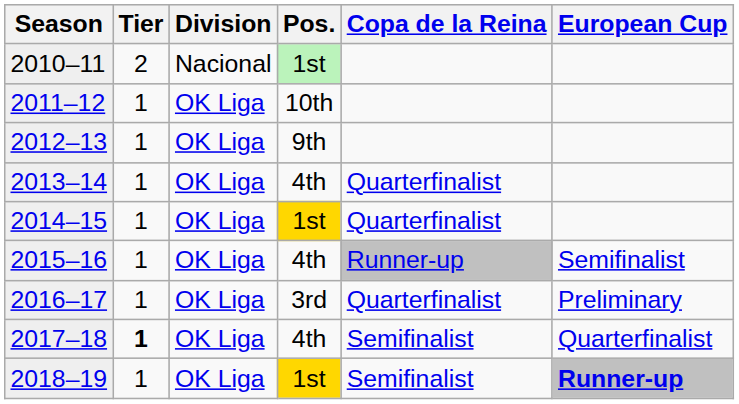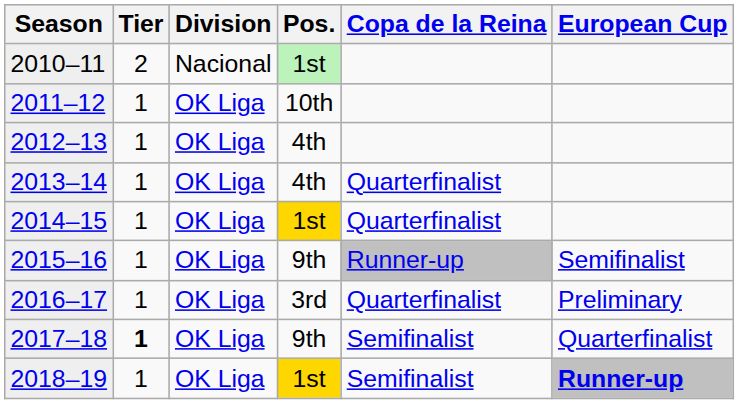(309, 142) 9th -> (309, 142) 4th
(309, 260) 4th -> (309, 260) 9th
(309, 338) 4th -> (309, 338) 9th
